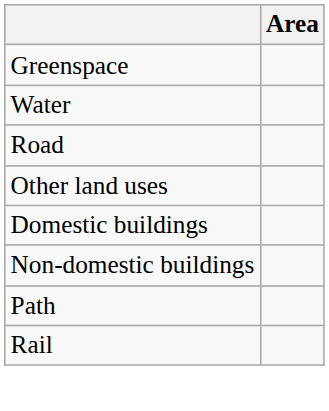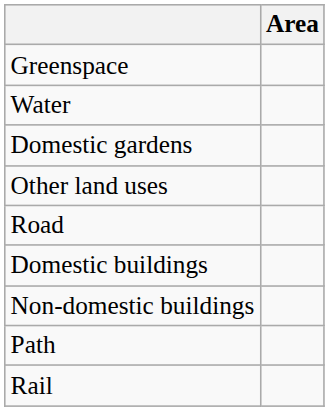+ row: (102, 144)
rows swapped: (37, 144) <-> (89, 184)
